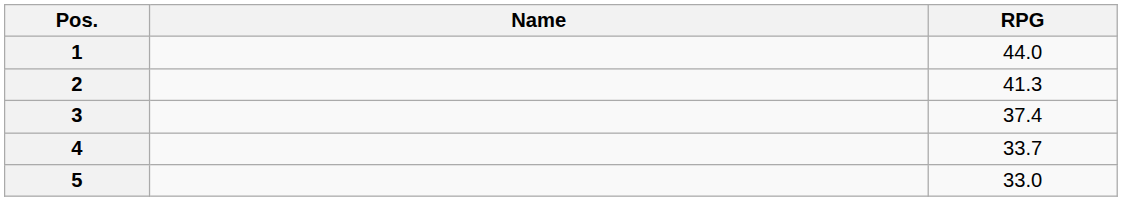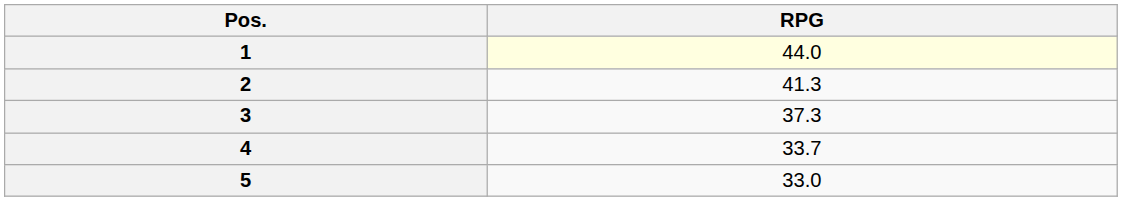- column: (539, 20)
(1023, 52) no background -> (802, 52) lightyellow background
(1023, 116) 37.4 -> (802, 116) 37.3
